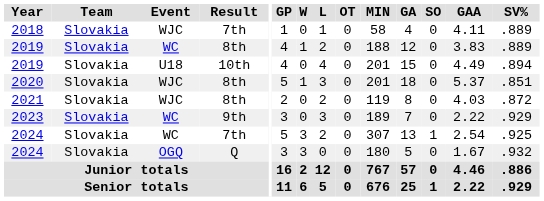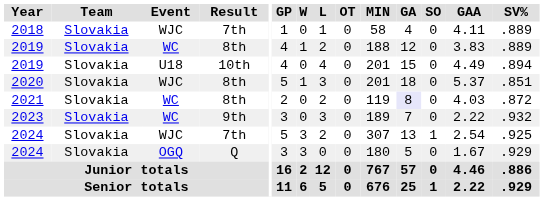(171, 100) WJC -> (171, 100) WC
(408, 100) no background -> (408, 100) lavender background
(516, 118) .929 -> (516, 118) .932
(171, 135) WC -> (171, 135) WJC
(516, 153) .932 -> (516, 153) .929
